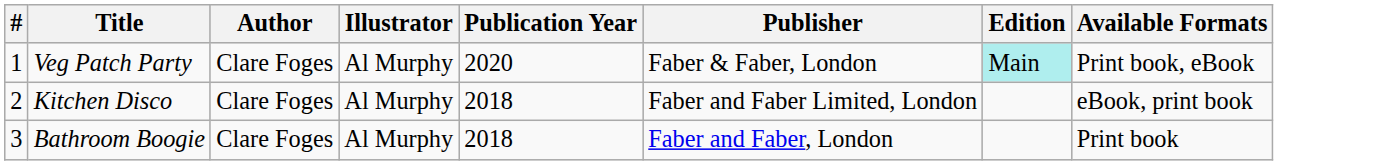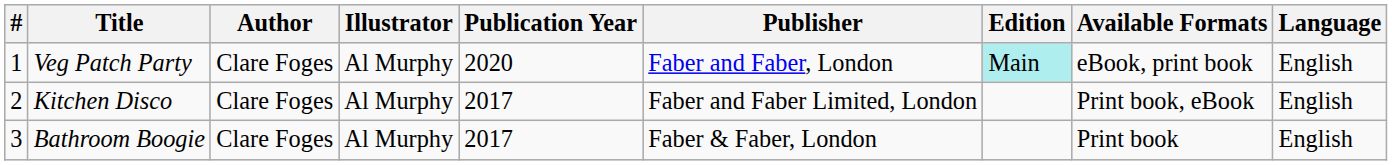+ column: (1330, 23)
(763, 62) Faber & Faber, London -> (771, 62) Faber and Faber, London
(1165, 62) Print book, eBook -> (1165, 62) eBook, print book
(489, 100) 2018 -> (489, 100) 2017
(1165, 100) eBook, print book -> (1165, 100) Print book, eBook
(489, 139) 2018 -> (489, 139) 2017
(771, 139) Faber and Faber, London -> (763, 139) Faber & Faber, London
